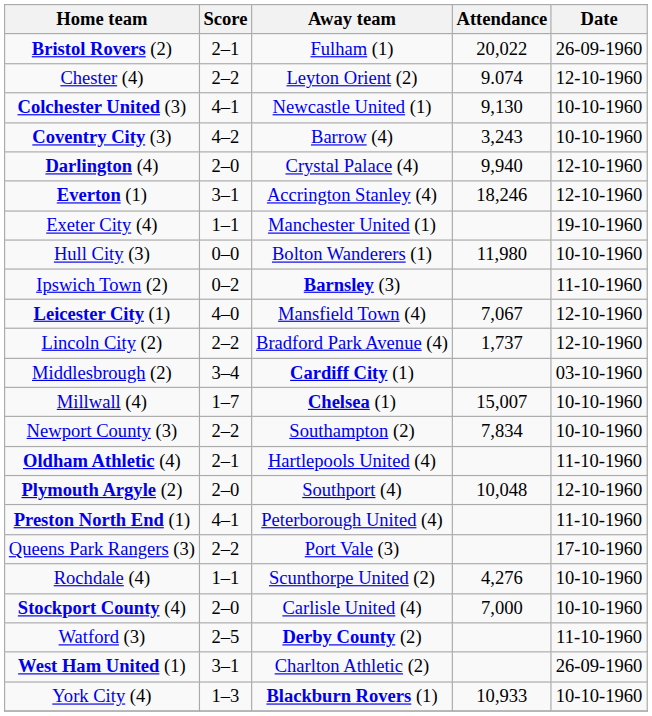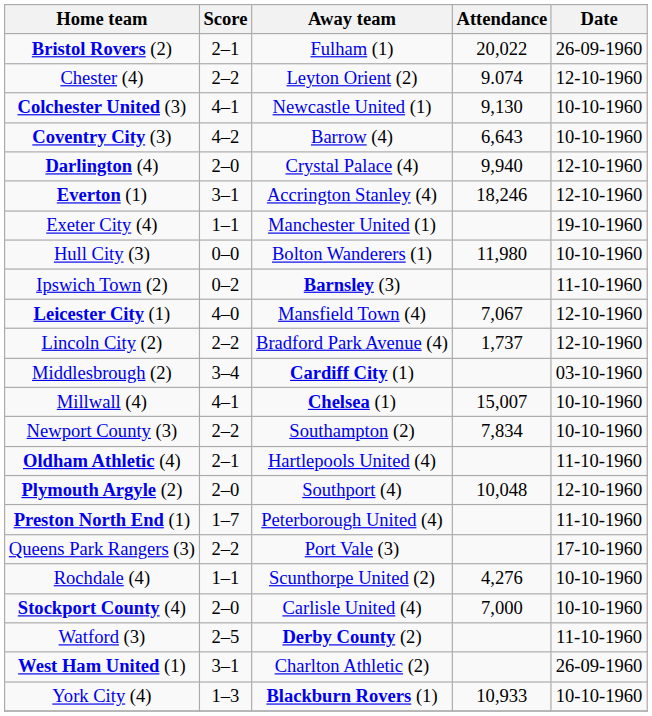(502, 136) 3,243 -> (502, 136) 6,643
(225, 401) 1–7 -> (225, 401) 4–1
(225, 519) 4–1 -> (225, 519) 1–7
